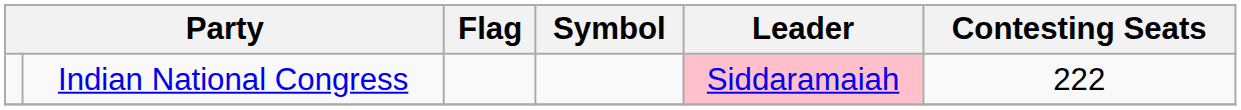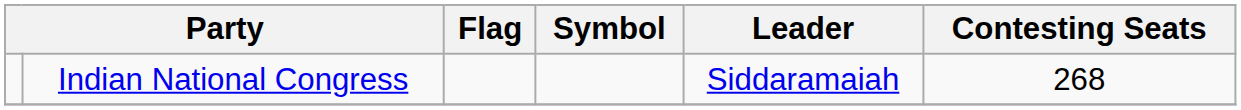(803, 78) pink background -> (803, 78) no background
(1079, 78) 222 -> (1079, 78) 268
